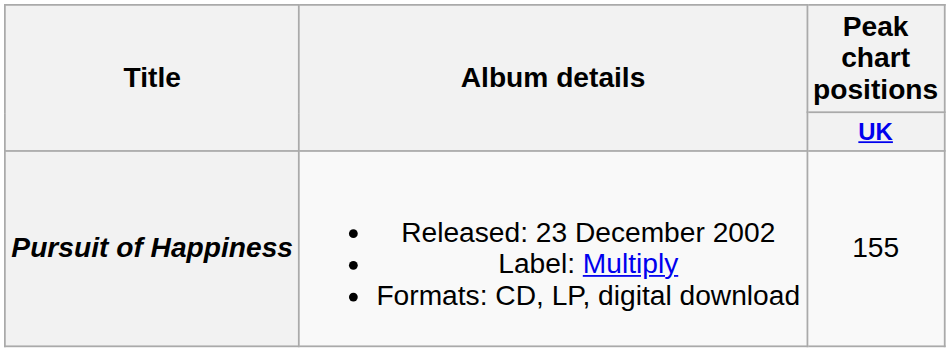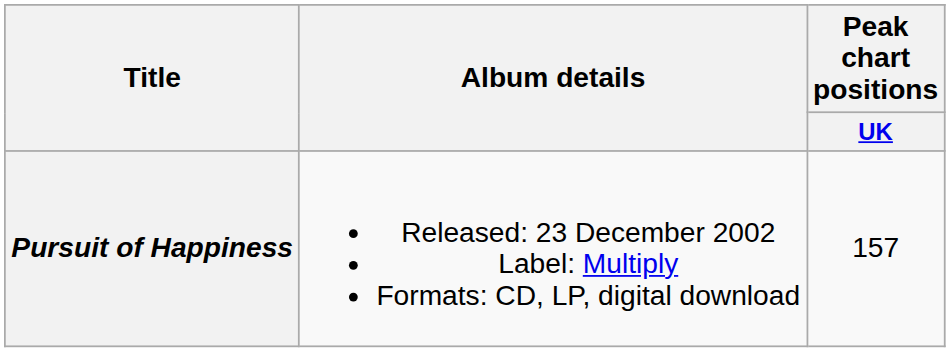(876, 248) 155 -> (876, 248) 157
